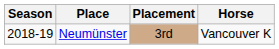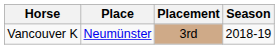columns swapped: (30, 14) <-> (236, 14)
